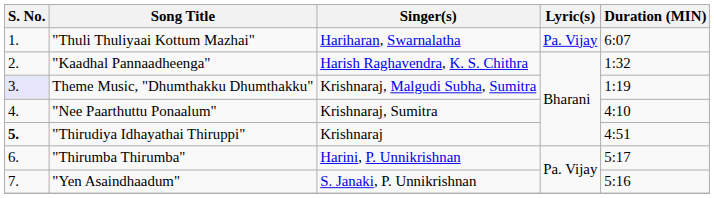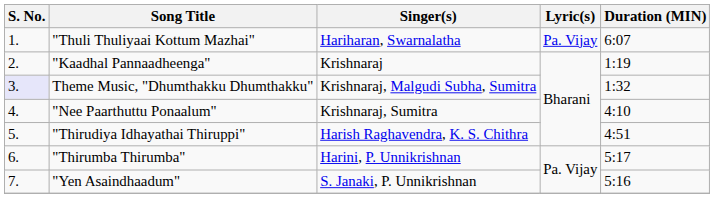(424, 63) Harish Raghavendra, K. S. Chithra -> (352, 63) Krishnaraj
(617, 63) 1:32 -> (617, 63) 1:19
(617, 87) 1:19 -> (617, 87) 1:32
(13, 134) bold -> (13, 134) normal
(352, 134) Krishnaraj -> (424, 134) Harish Raghavendra, K. S. Chithra
